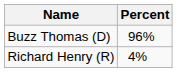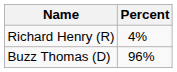rows swapped: (59, 36) <-> (61, 57)
